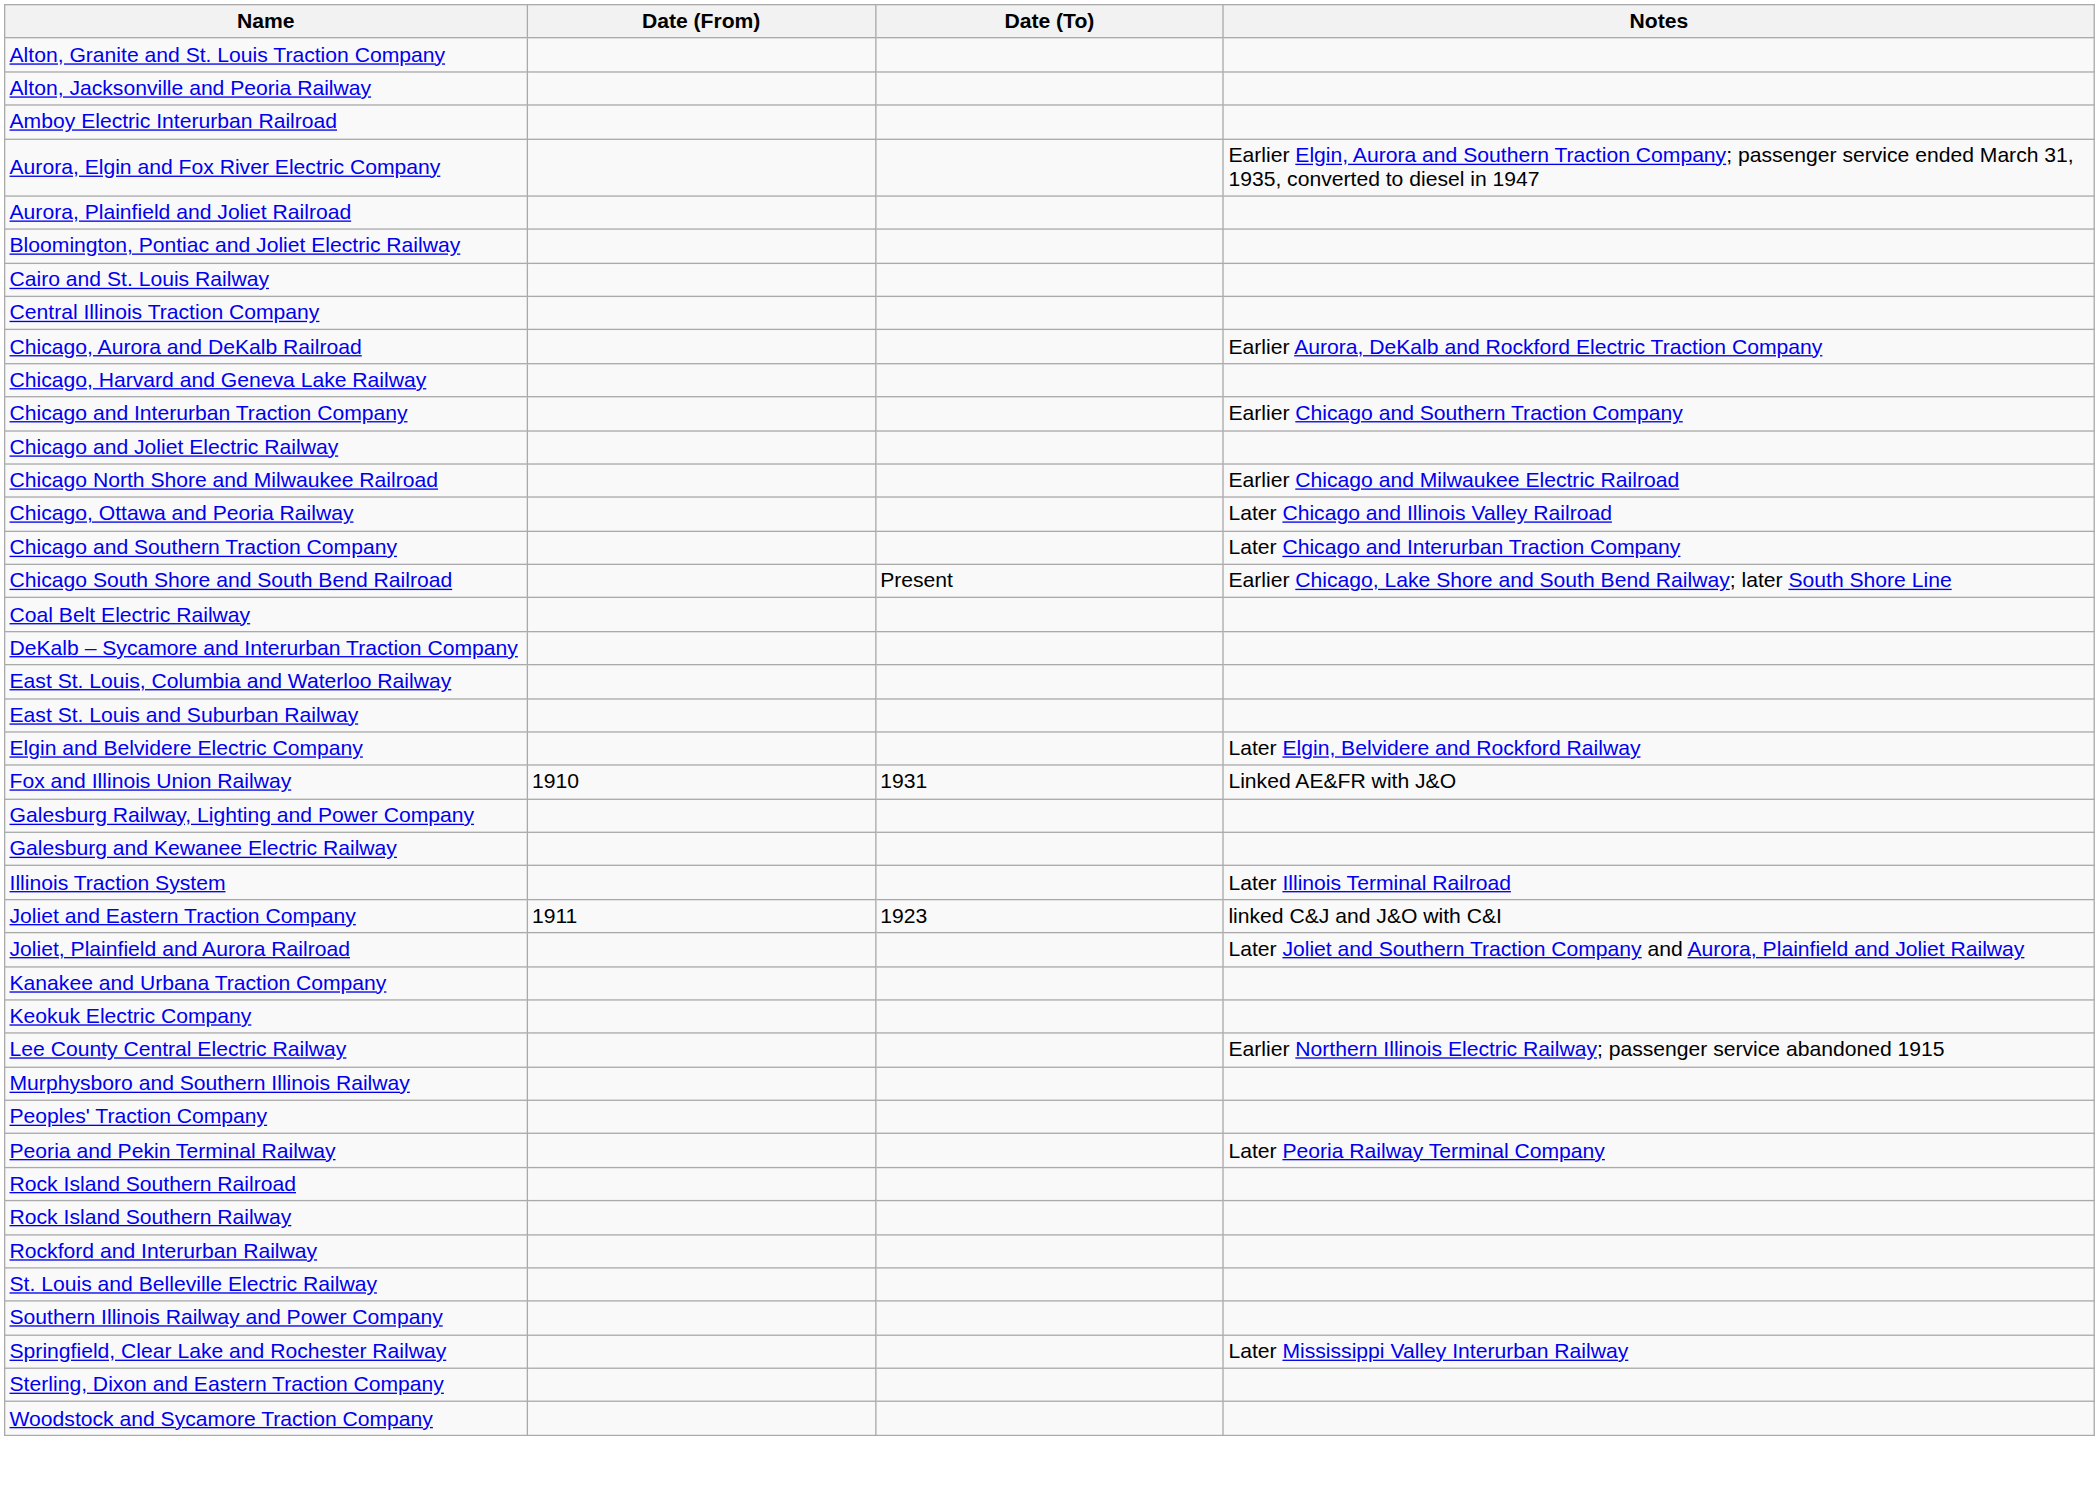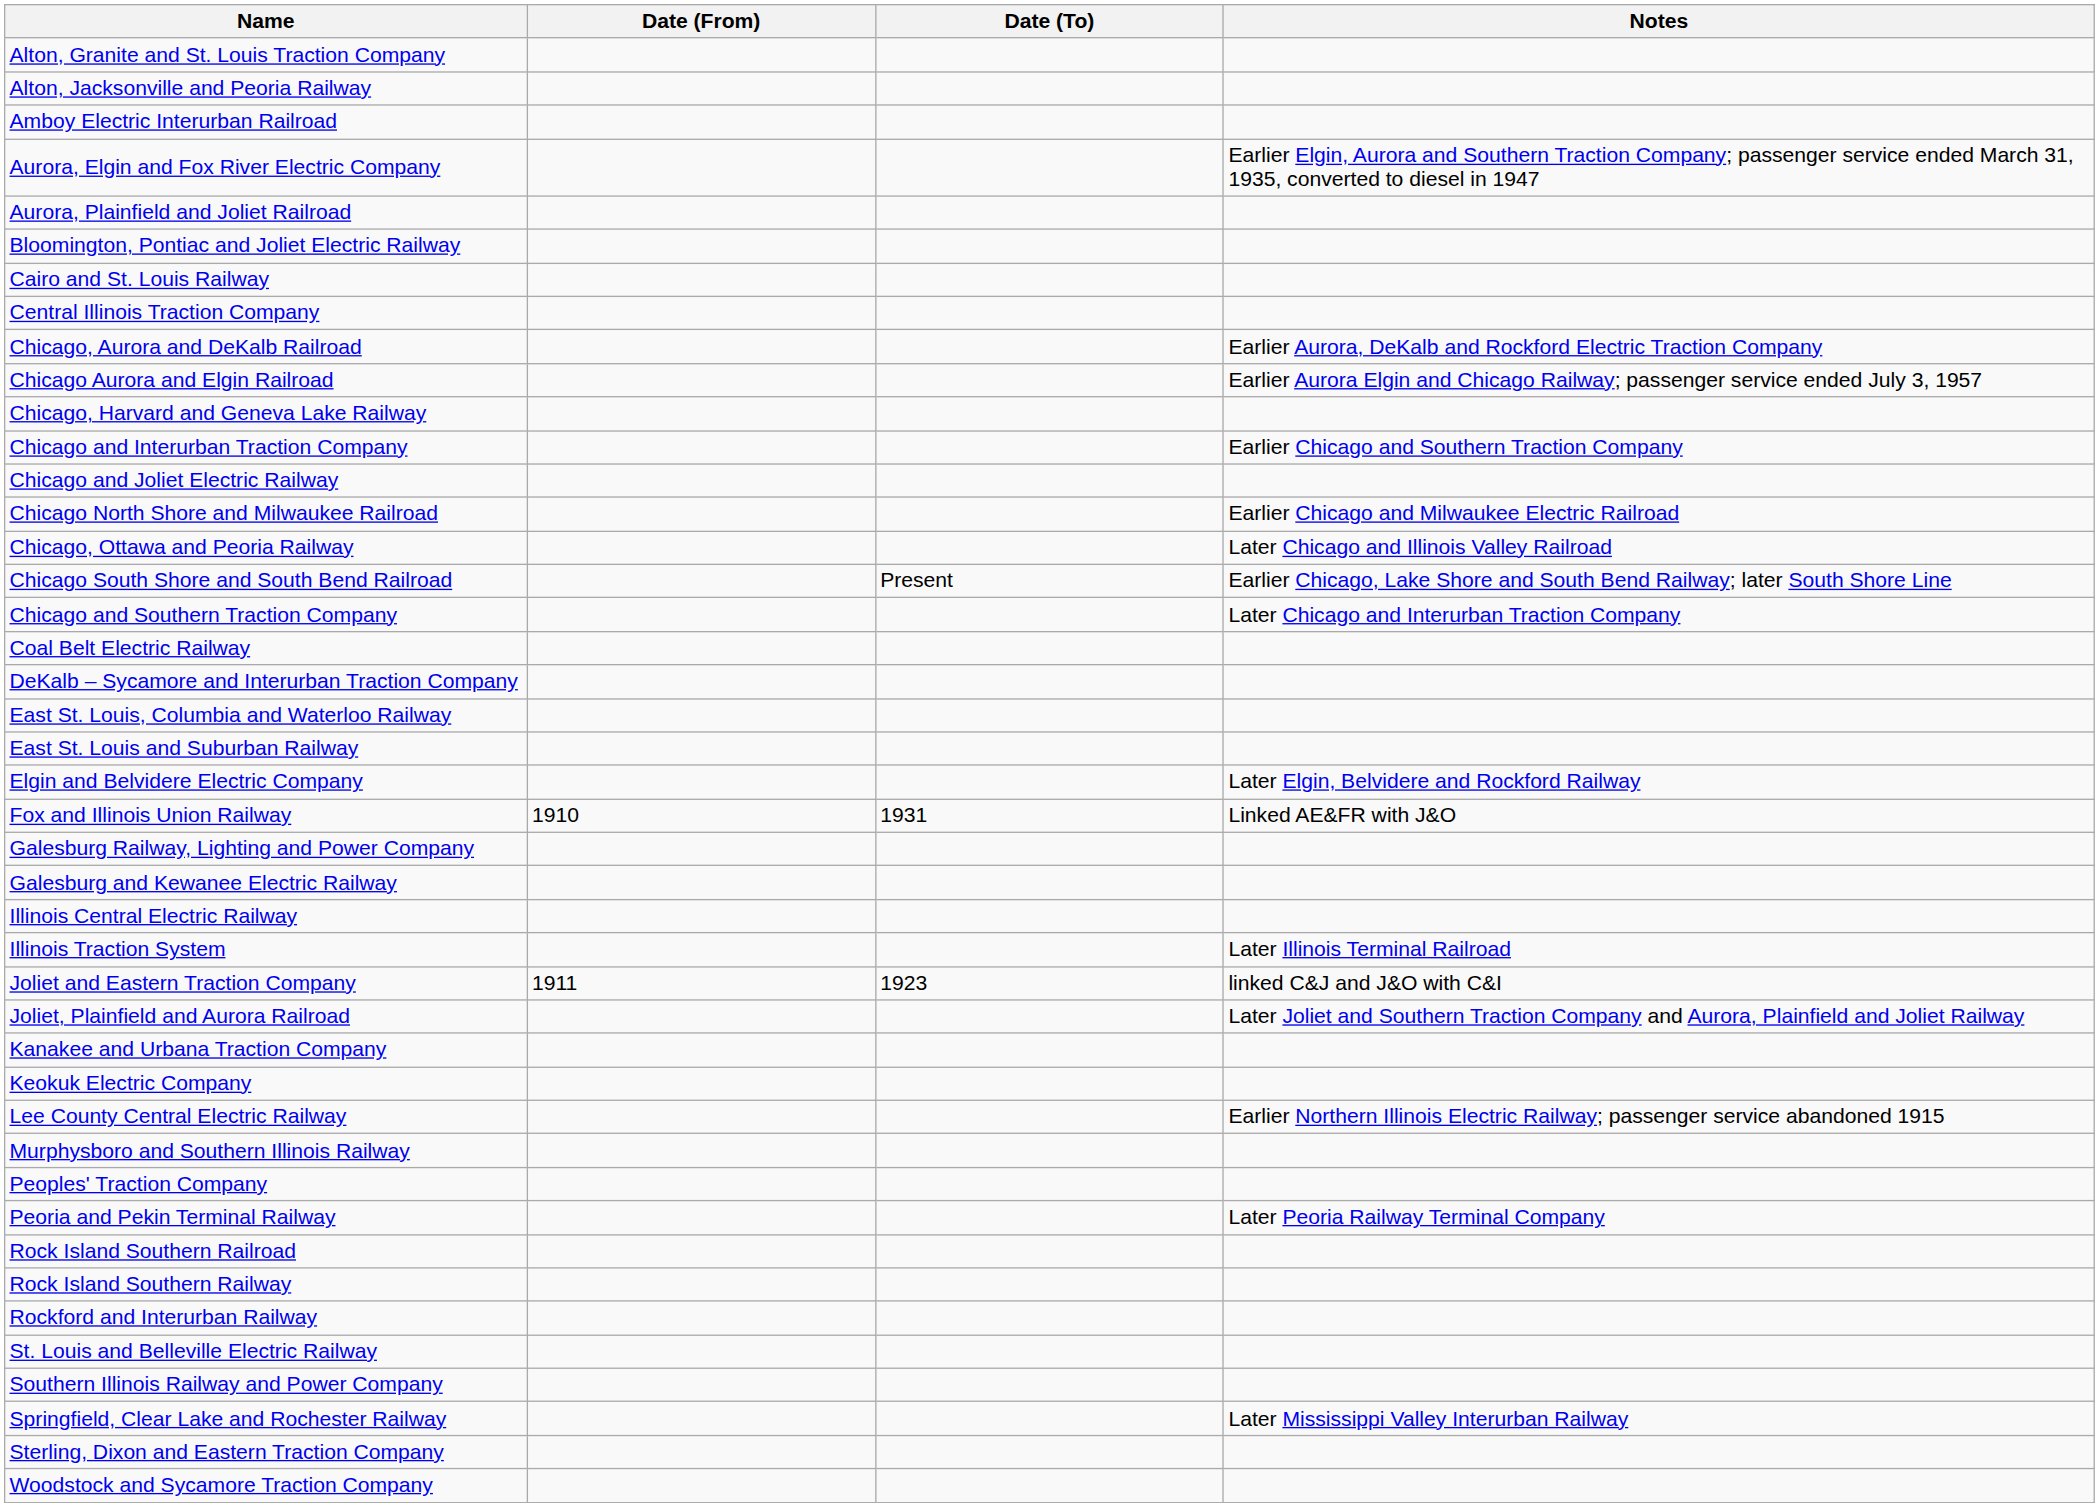+ row: (172, 379)
rows swapped: (231, 580) <-> (203, 547)
+ row: (153, 915)
